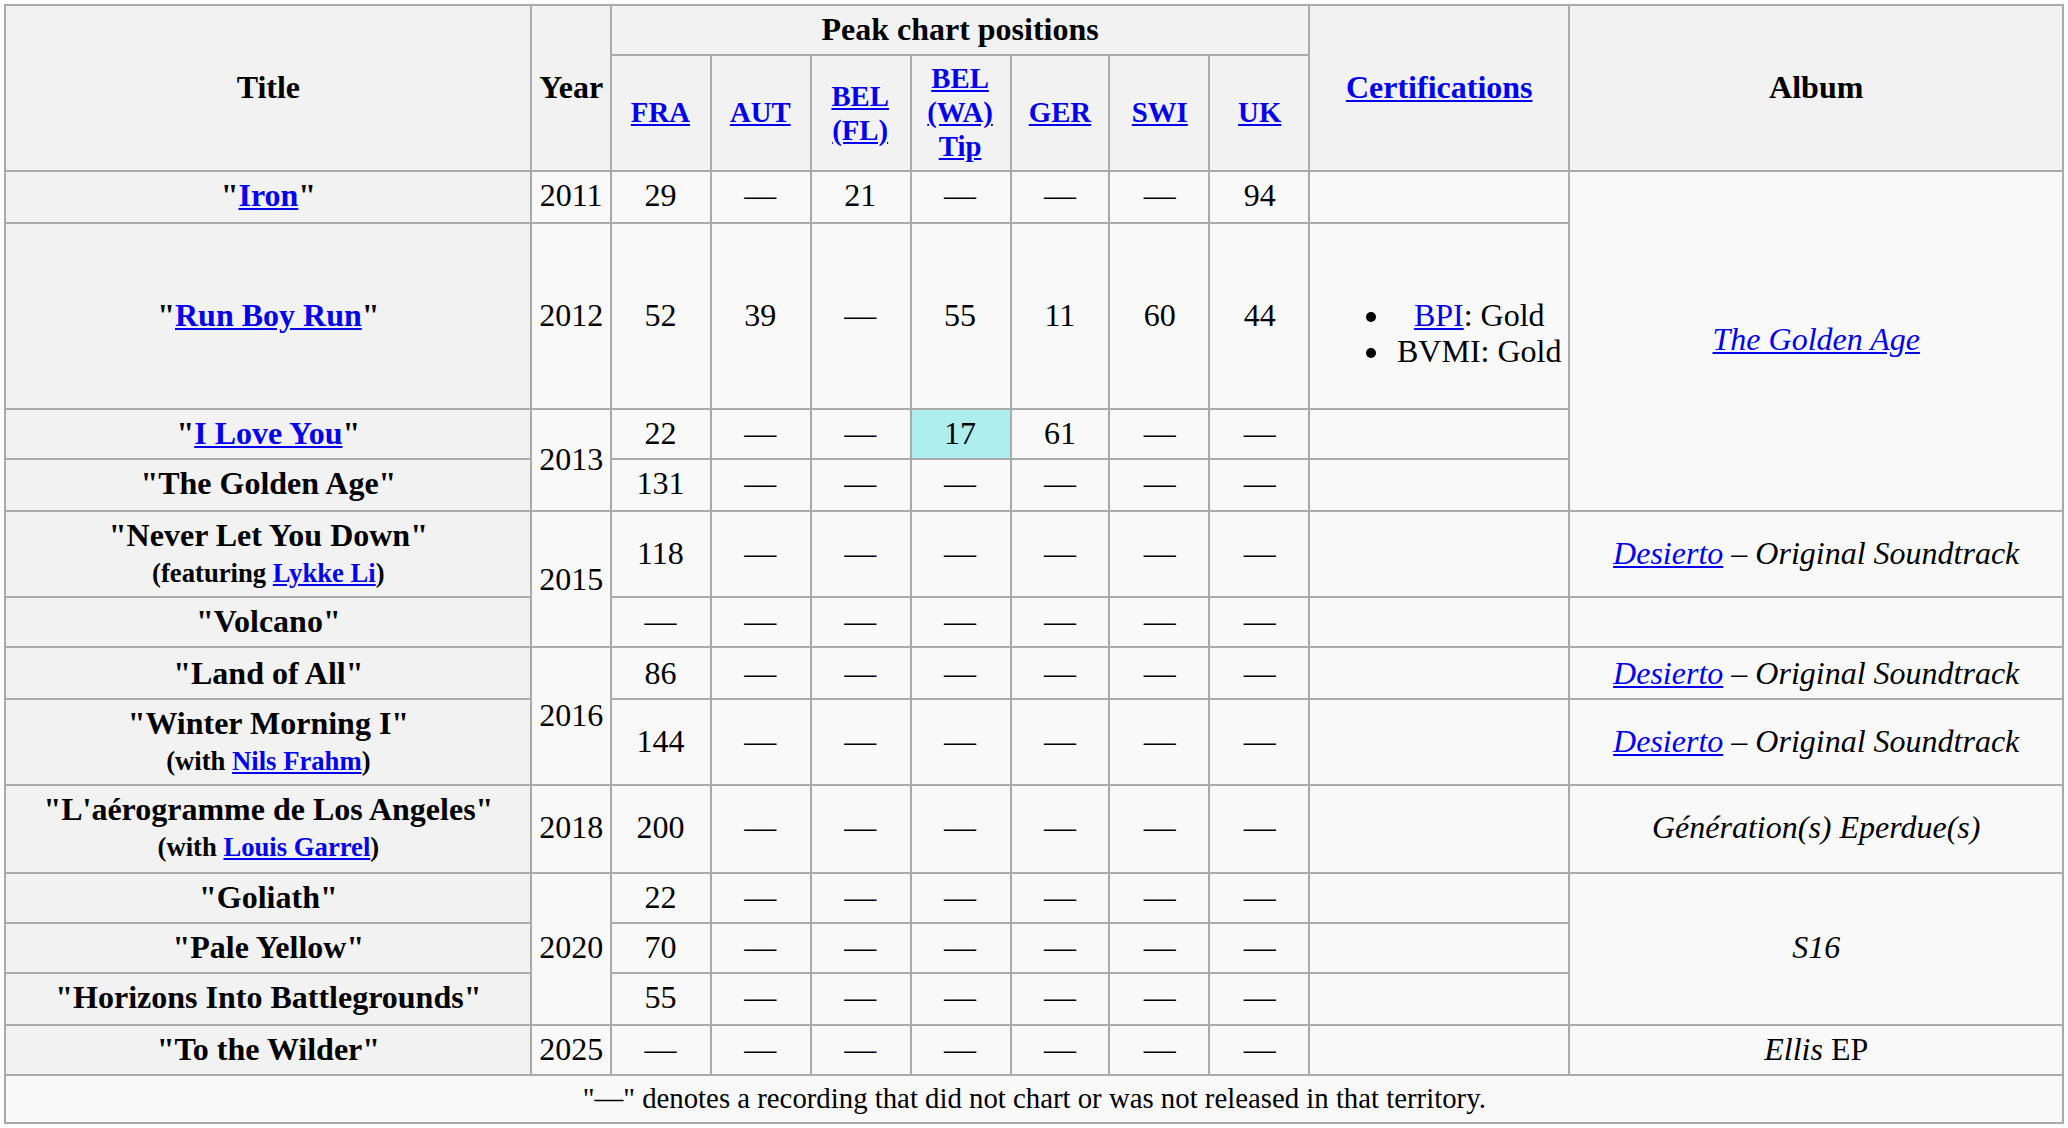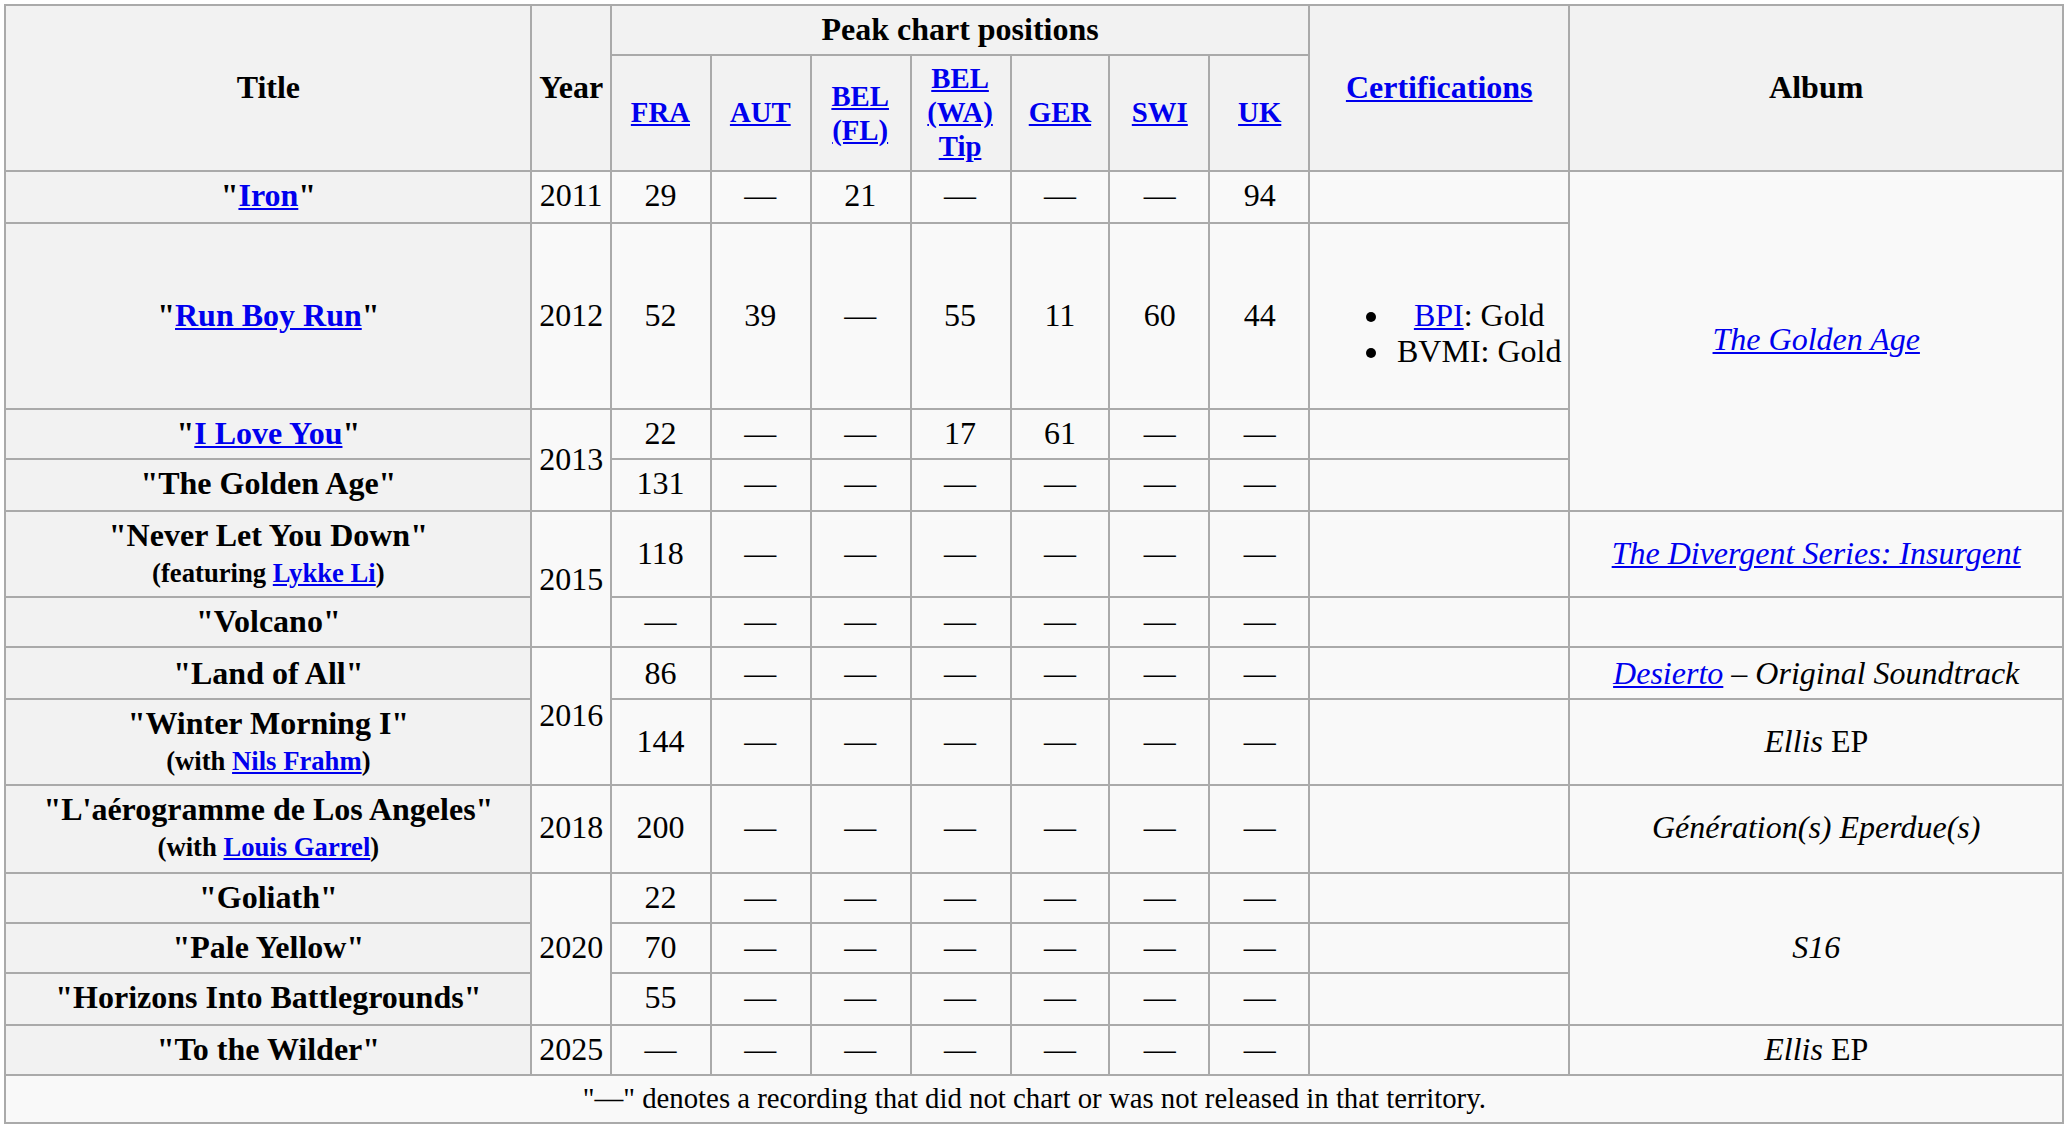(960, 433) paleturquoise background -> (960, 433) no background
(1816, 553) Desierto – Original Soundtrack -> (1816, 553) The Divergent Series: Insurgent
(1816, 741) Desierto – Original Soundtrack -> (1816, 741) Ellis EP
